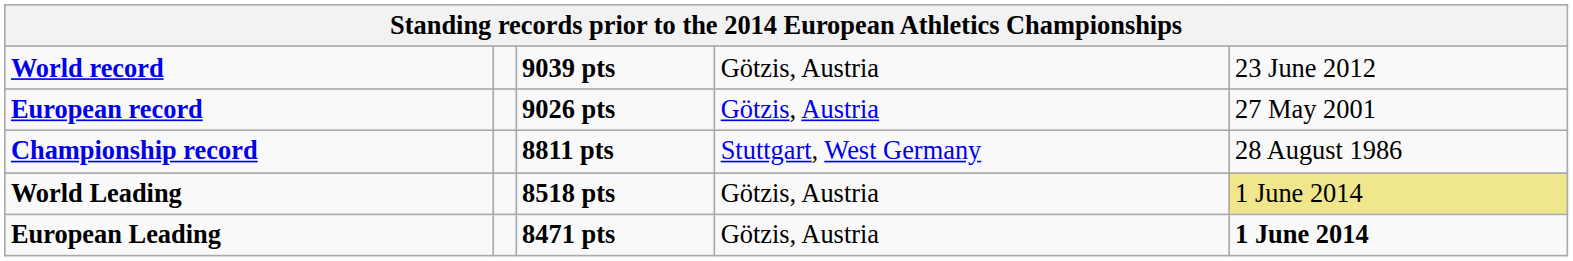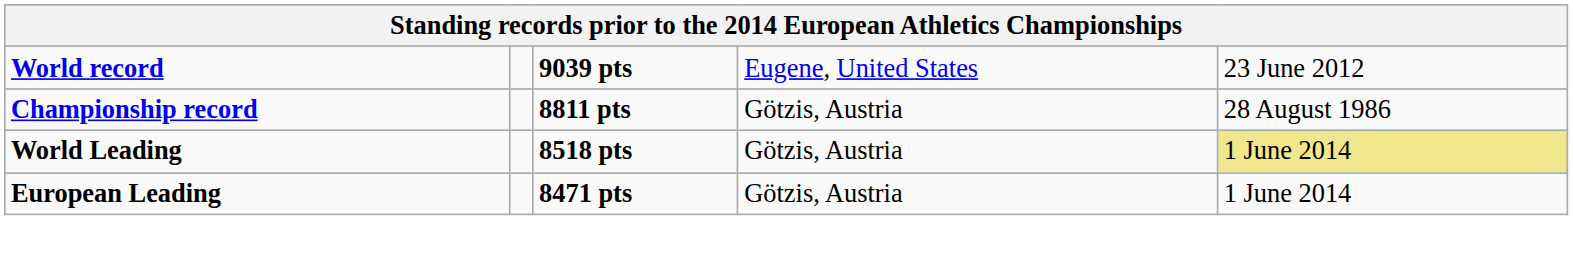(800, 67) Götzis, Austria -> (861, 67) Eugene, United States
- row: (107, 109)
(851, 151) Stuttgart, West Germany -> (823, 109) Götzis, Austria
(1302, 234) bold -> (1287, 192) normal
